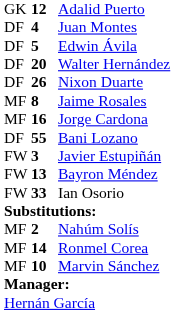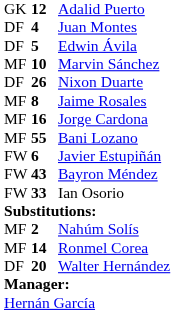rows swapped: (114, 64) <-> (109, 266)
(14, 137) DF -> (15, 137) MF
(35, 156) 3 -> (35, 156) 6
(39, 174) 13 -> (39, 174) 43
